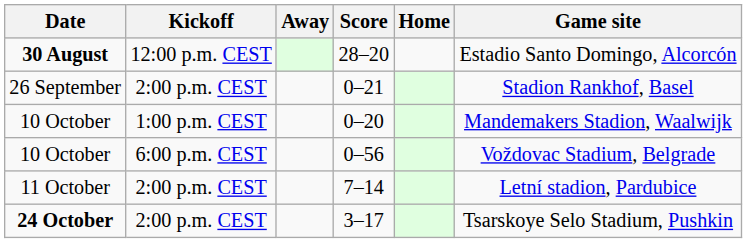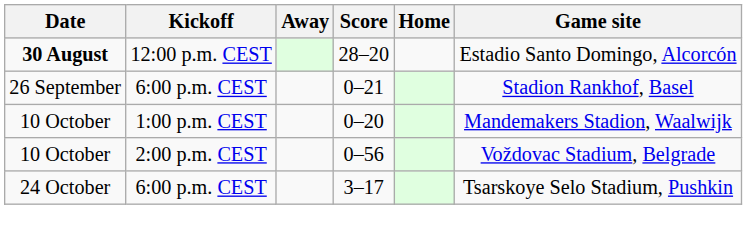(201, 88) 2:00 p.m. CEST -> (201, 88) 6:00 p.m. CEST
(201, 154) 6:00 p.m. CEST -> (201, 154) 2:00 p.m. CEST
- row: (364, 188)
(65, 221) bold -> (65, 188) normal
(201, 221) 2:00 p.m. CEST -> (201, 188) 6:00 p.m. CEST
